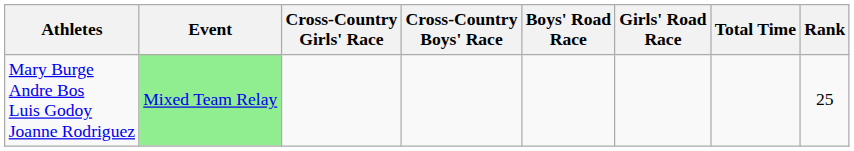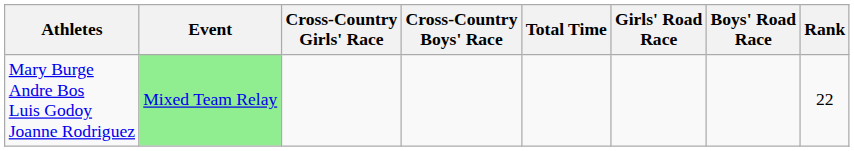columns swapped: (568, 29) <-> (755, 29)
(825, 100) 25 -> (825, 100) 22
